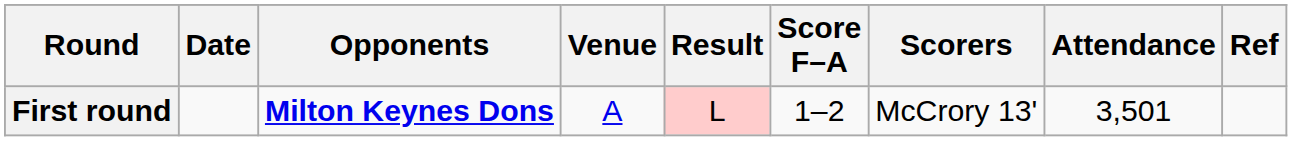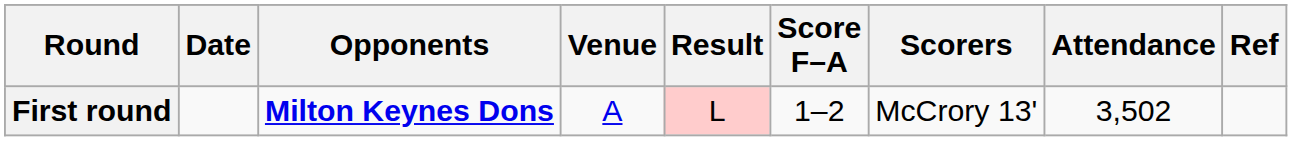(1134, 110) 3,501 -> (1134, 110) 3,502
